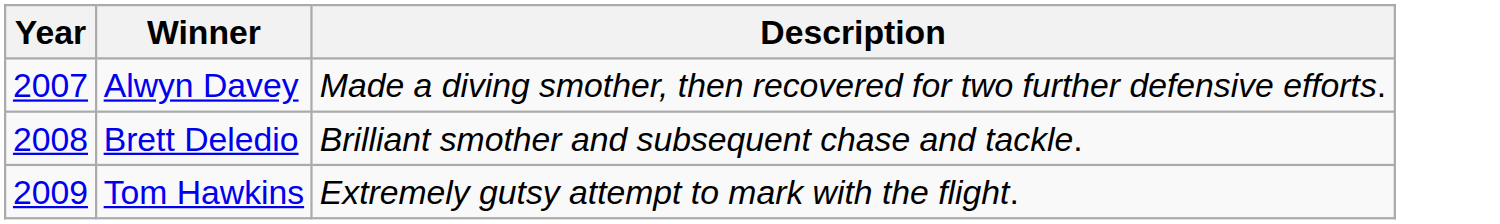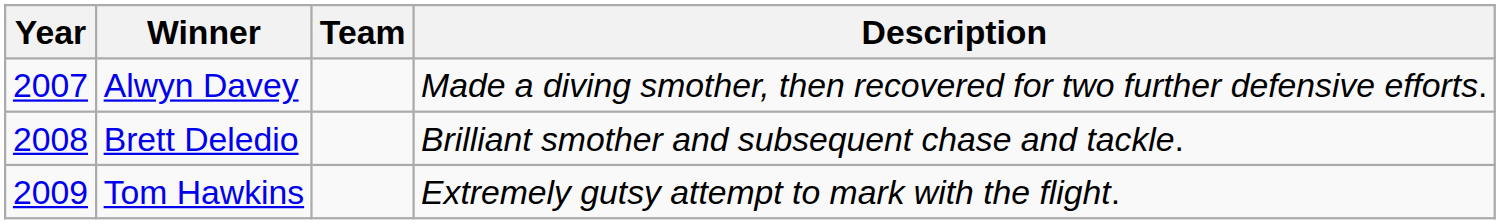+ column: (363, 32)
